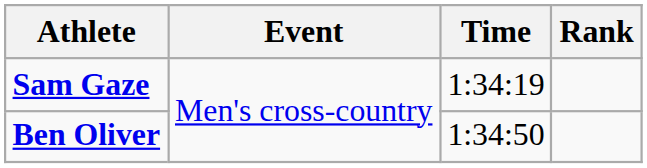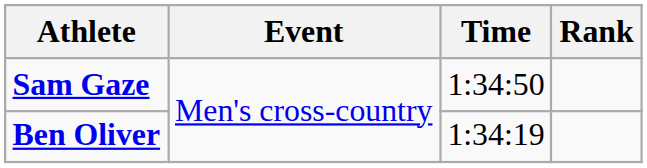(496, 83) 1:34:19 -> (496, 83) 1:34:50
(496, 136) 1:34:50 -> (496, 136) 1:34:19
